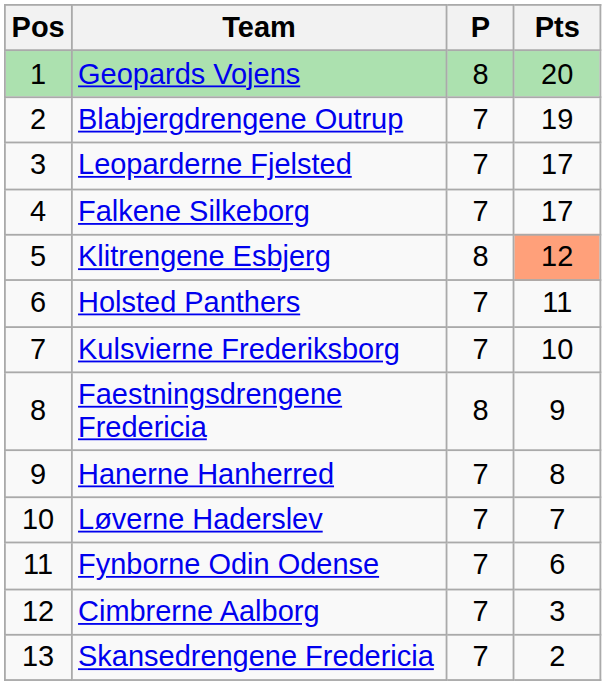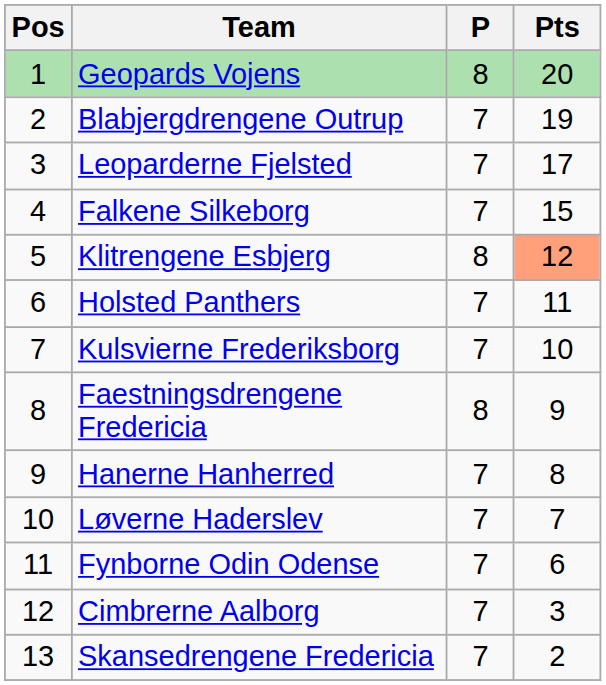(557, 211) 17 -> (557, 211) 15
